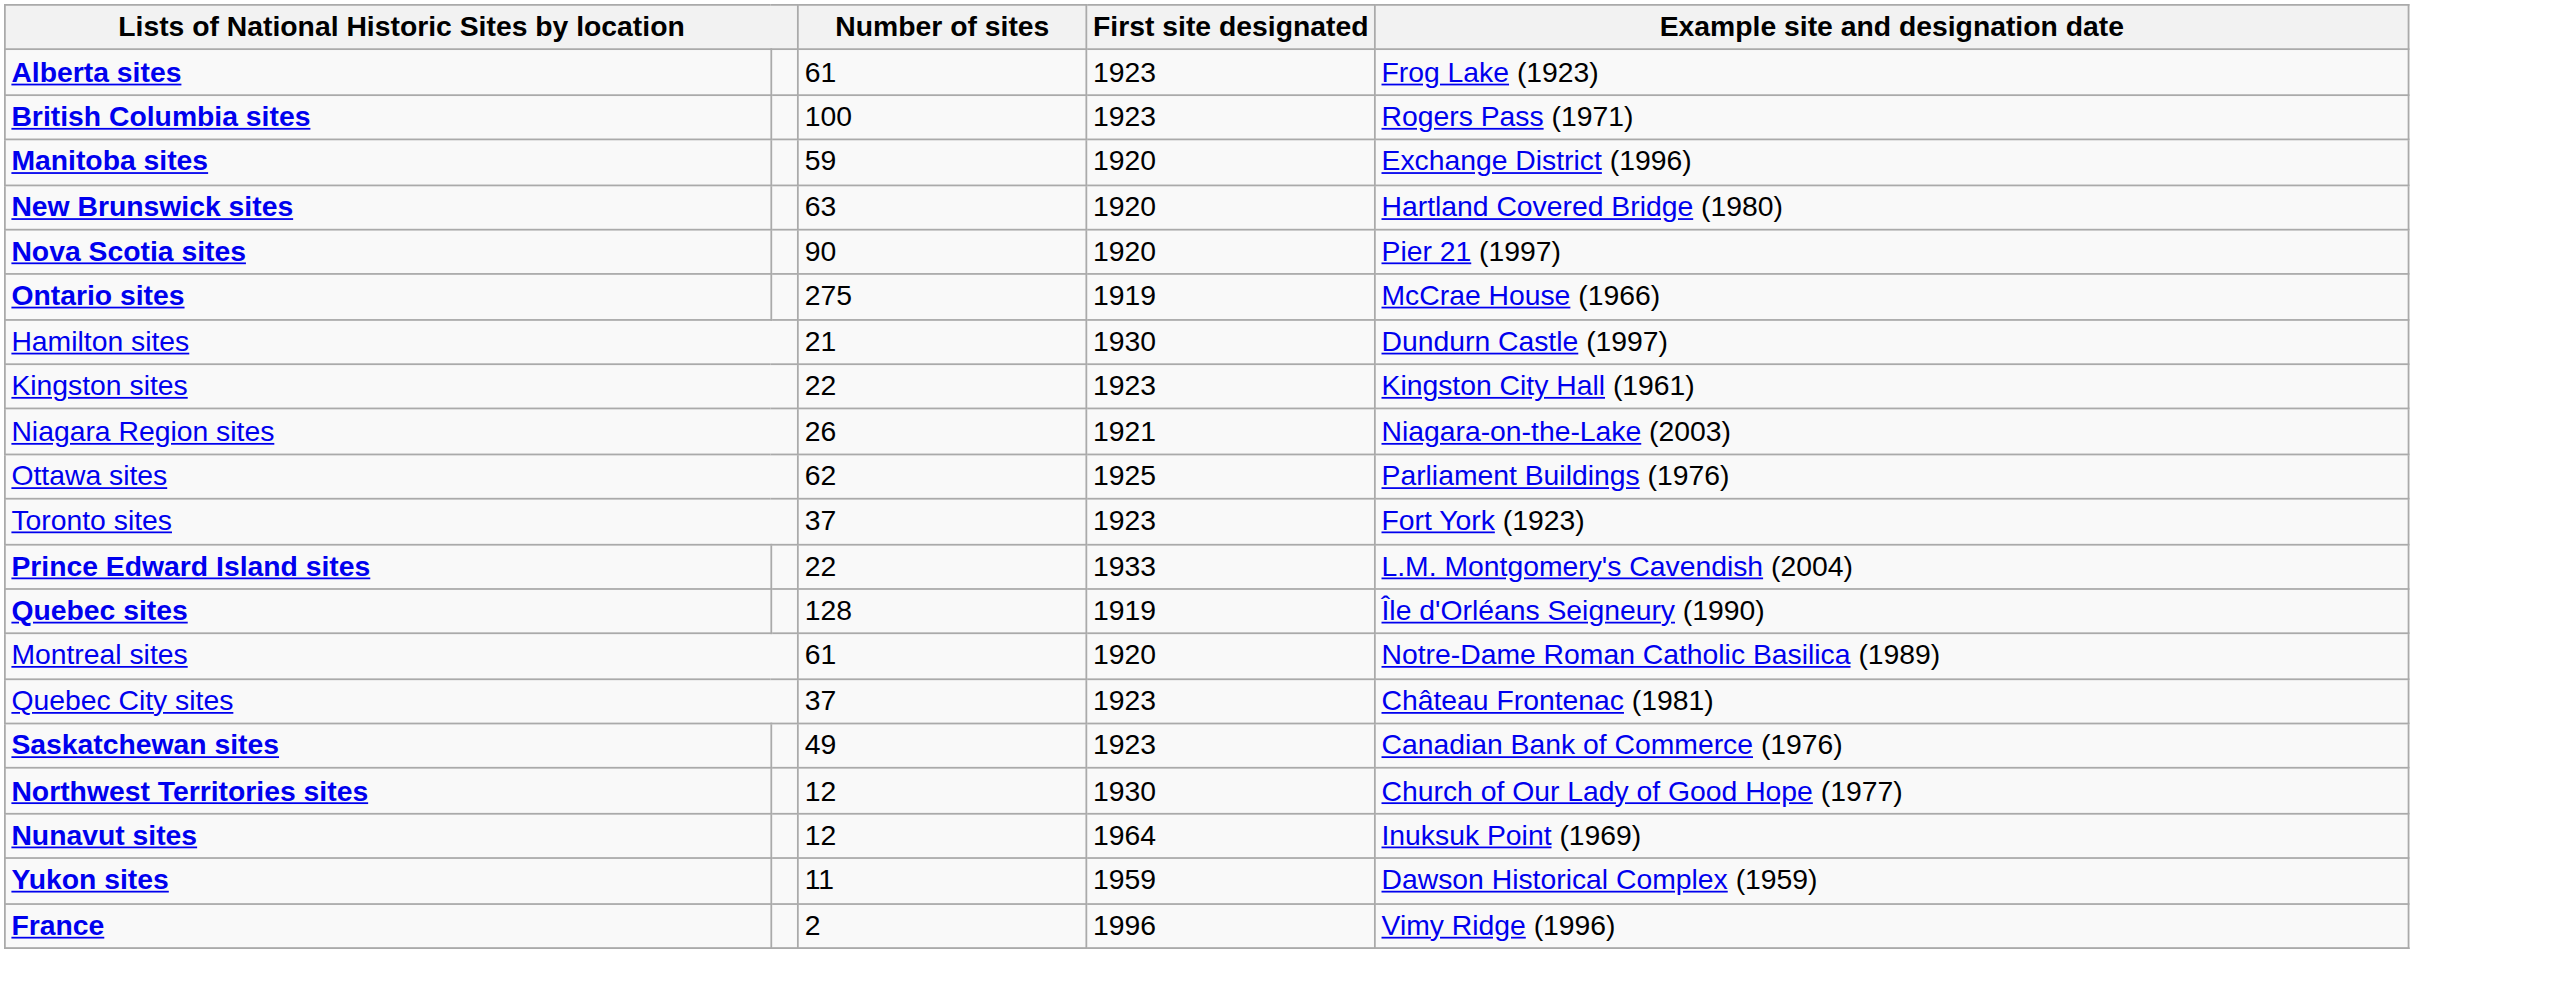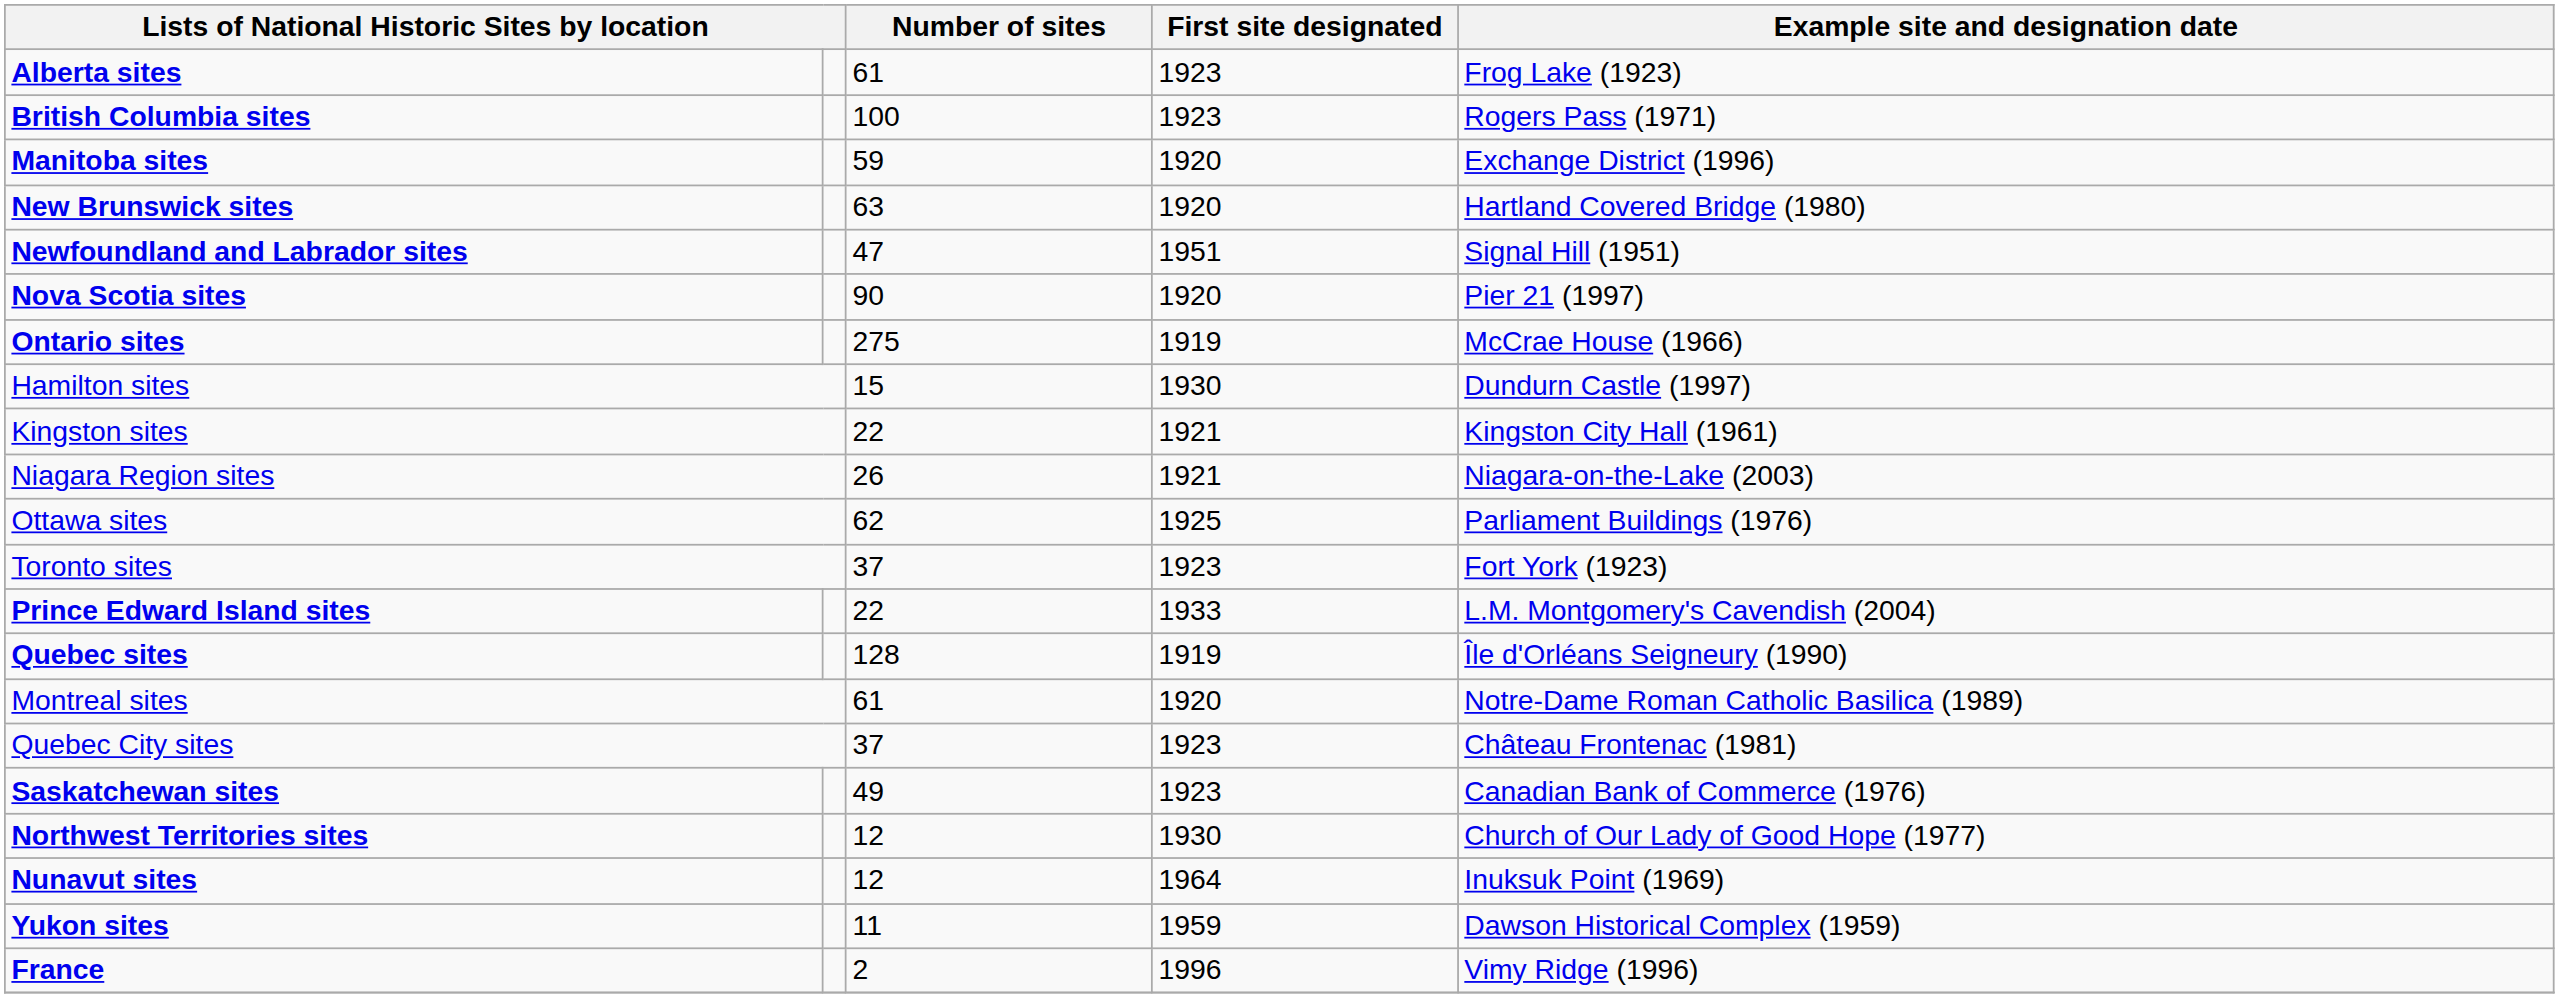+ row: (240, 251)
(820, 341) 21 -> (868, 386) 15
(1125, 386) 1923 -> (1190, 431) 1921
